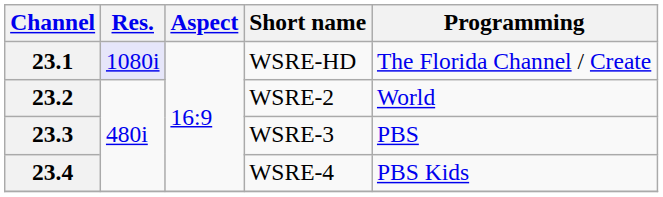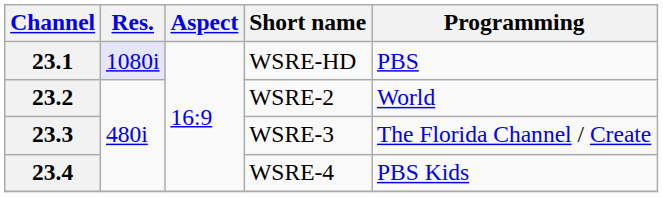(514, 60) The Florida Channel / Create -> (398, 60) PBS
(398, 135) PBS -> (514, 135) The Florida Channel / Create
